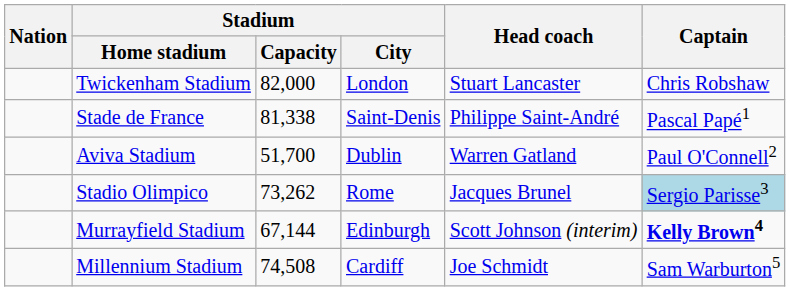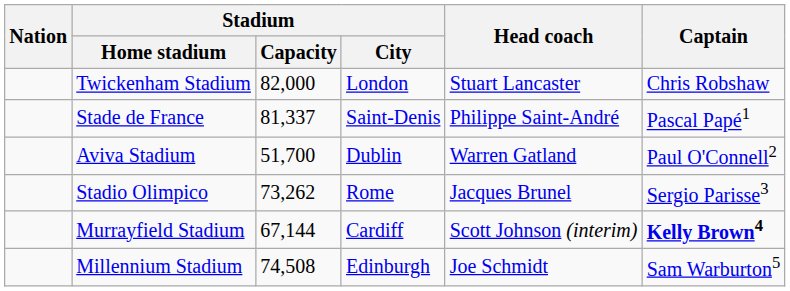(288, 118) 81,338 -> (288, 118) 81,337
(708, 192) lightblue background -> (708, 192) no background
(388, 229) Edinburgh -> (375, 229) Cardiff
(375, 266) Cardiff -> (388, 266) Edinburgh
